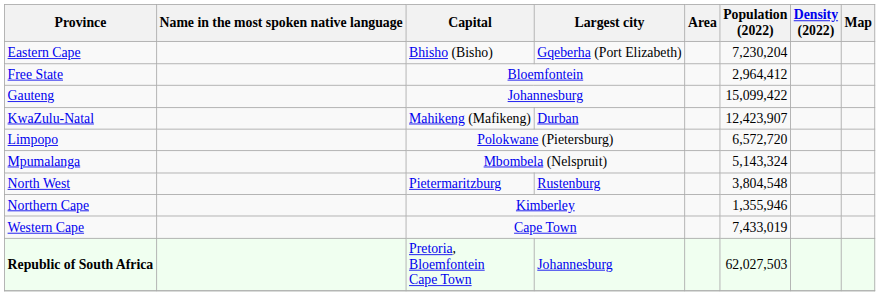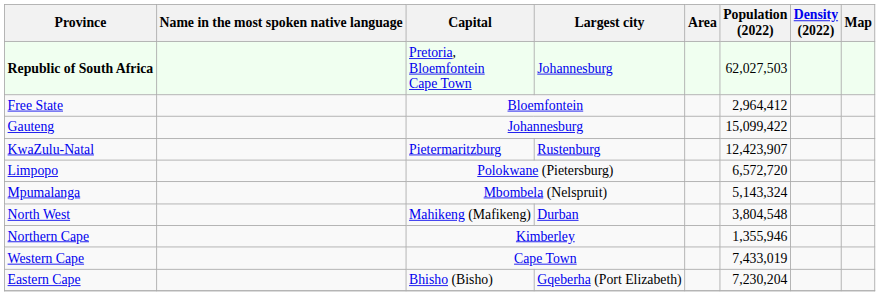rows swapped: (44, 52) <-> (80, 264)
(470, 118) Mahikeng (Mafikeng) -> (455, 149) Pietermaritzburg
(558, 118) Durban -> (569, 149) Rustenburg
(455, 183) Pietermaritzburg -> (470, 214) Mahikeng (Mafikeng)
(569, 183) Rustenburg -> (558, 214) Durban
